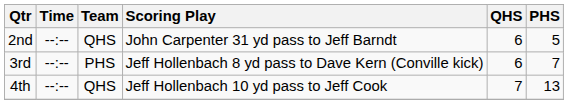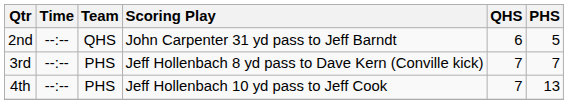(518, 63) 6 -> (518, 63) 7
(100, 87) QHS -> (100, 87) PHS
